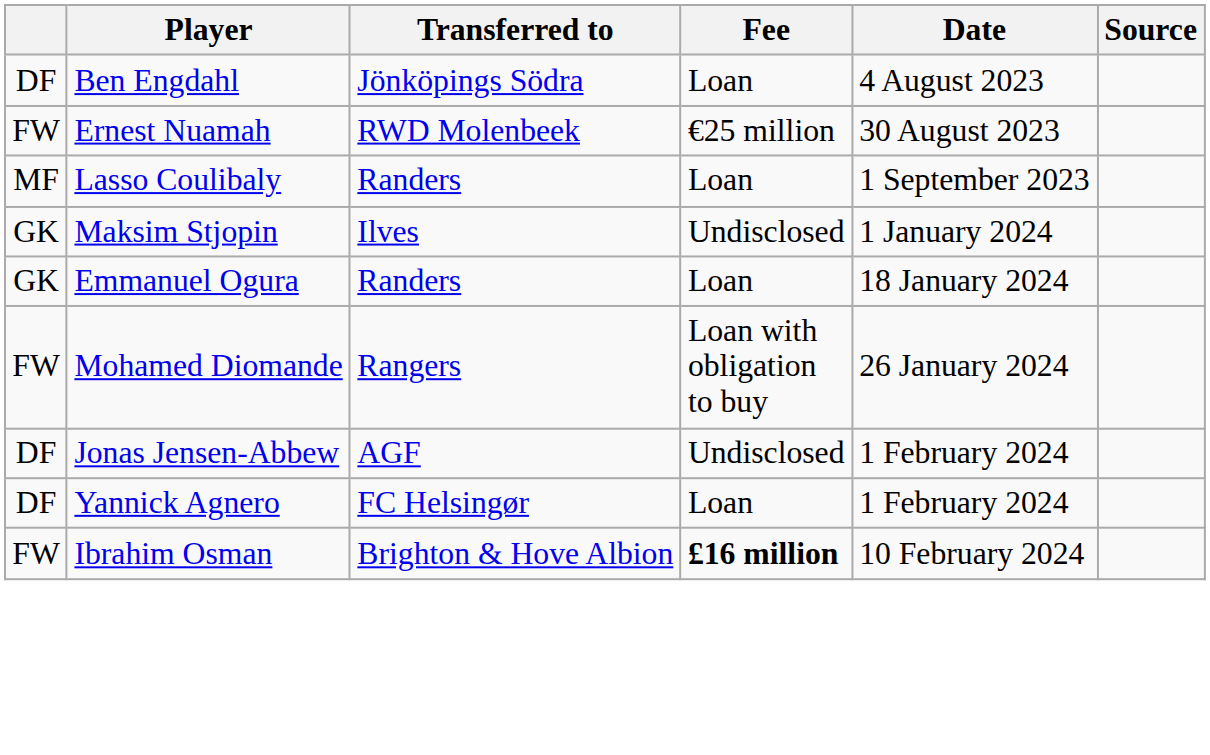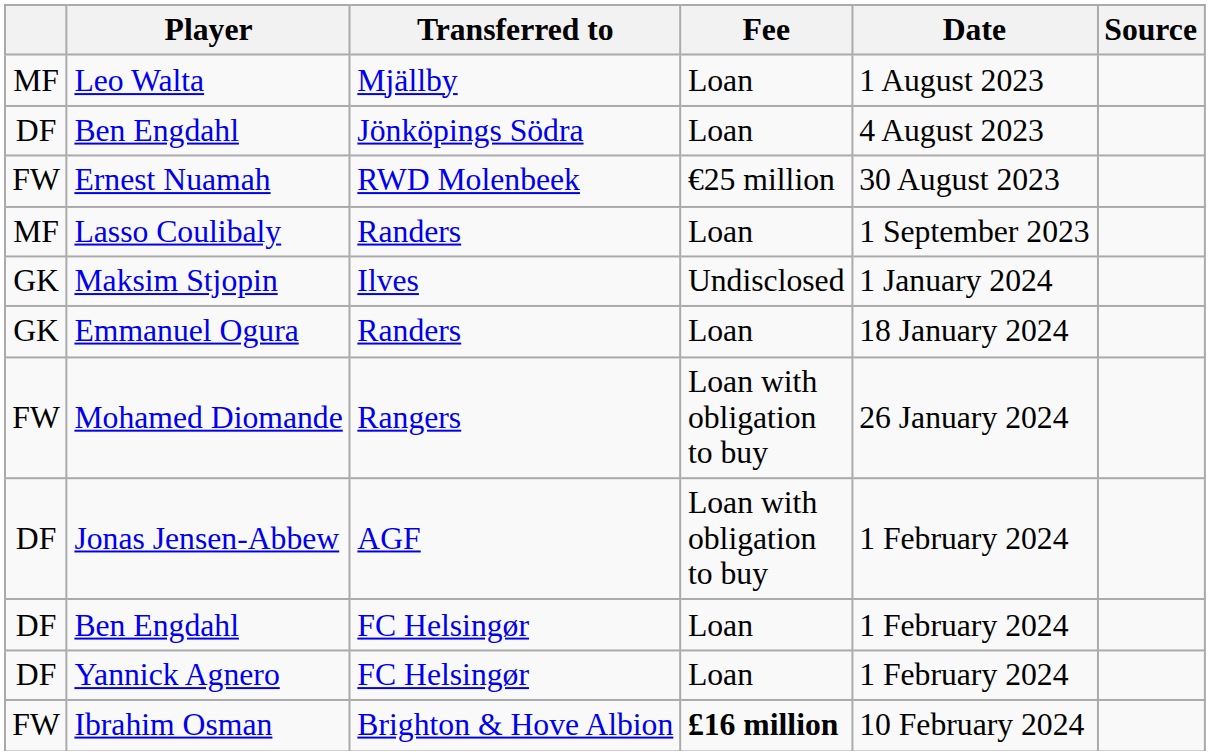+ row: (139, 79)
(766, 452) Undisclosed -> (753, 538) Loan with obligation to buy
+ row: (157, 624)
